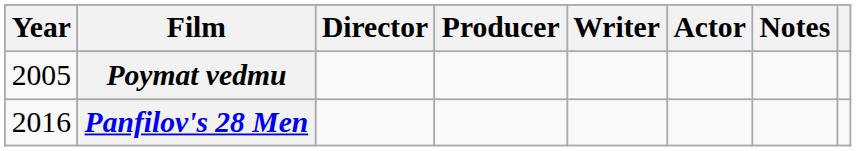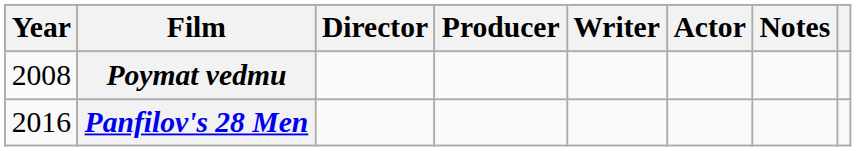(41, 74) 2005 -> (41, 74) 2008
